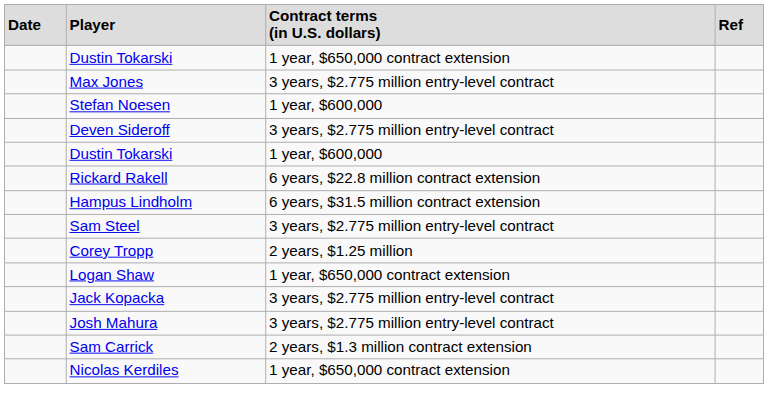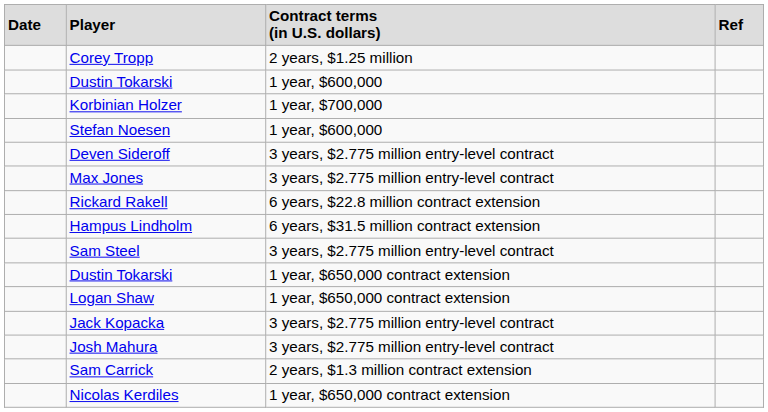rows swapped: (111, 250) <-> (121, 57)
rows swapped: (121, 154) <-> (106, 81)
+ row: (126, 105)
